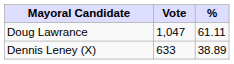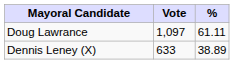(171, 31) 1,047 -> (171, 31) 1,097
